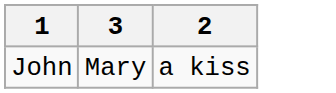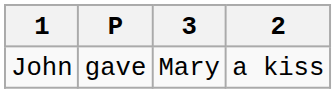+ column: (116, 26)
